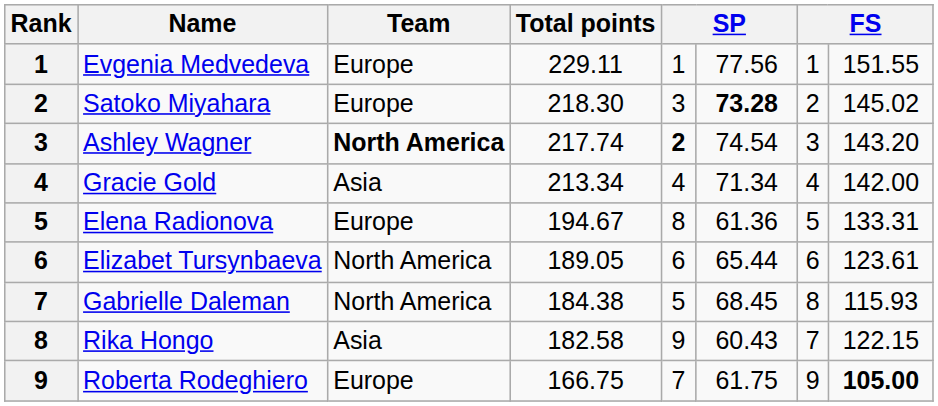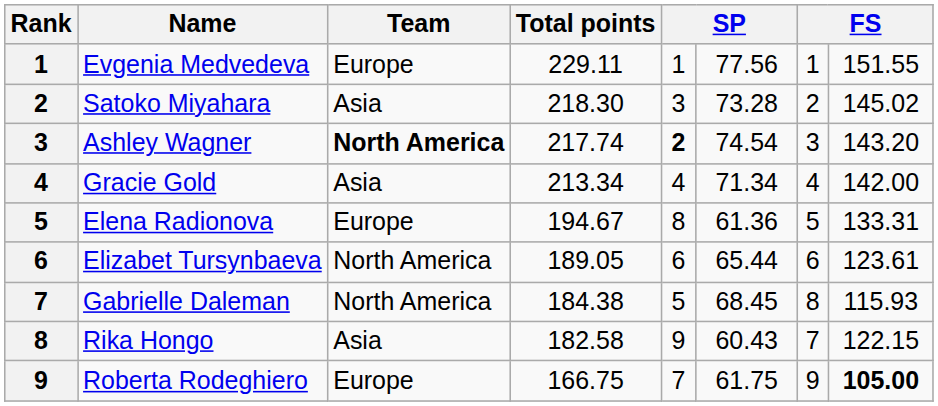(373, 103) Europe -> (358, 103) Asia
(747, 103) bold -> (747, 103) normal
